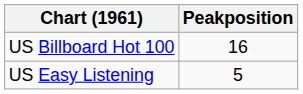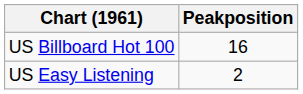(238, 74) 5 -> (238, 74) 2
